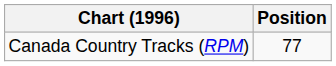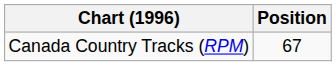(292, 46) 77 -> (292, 46) 67
